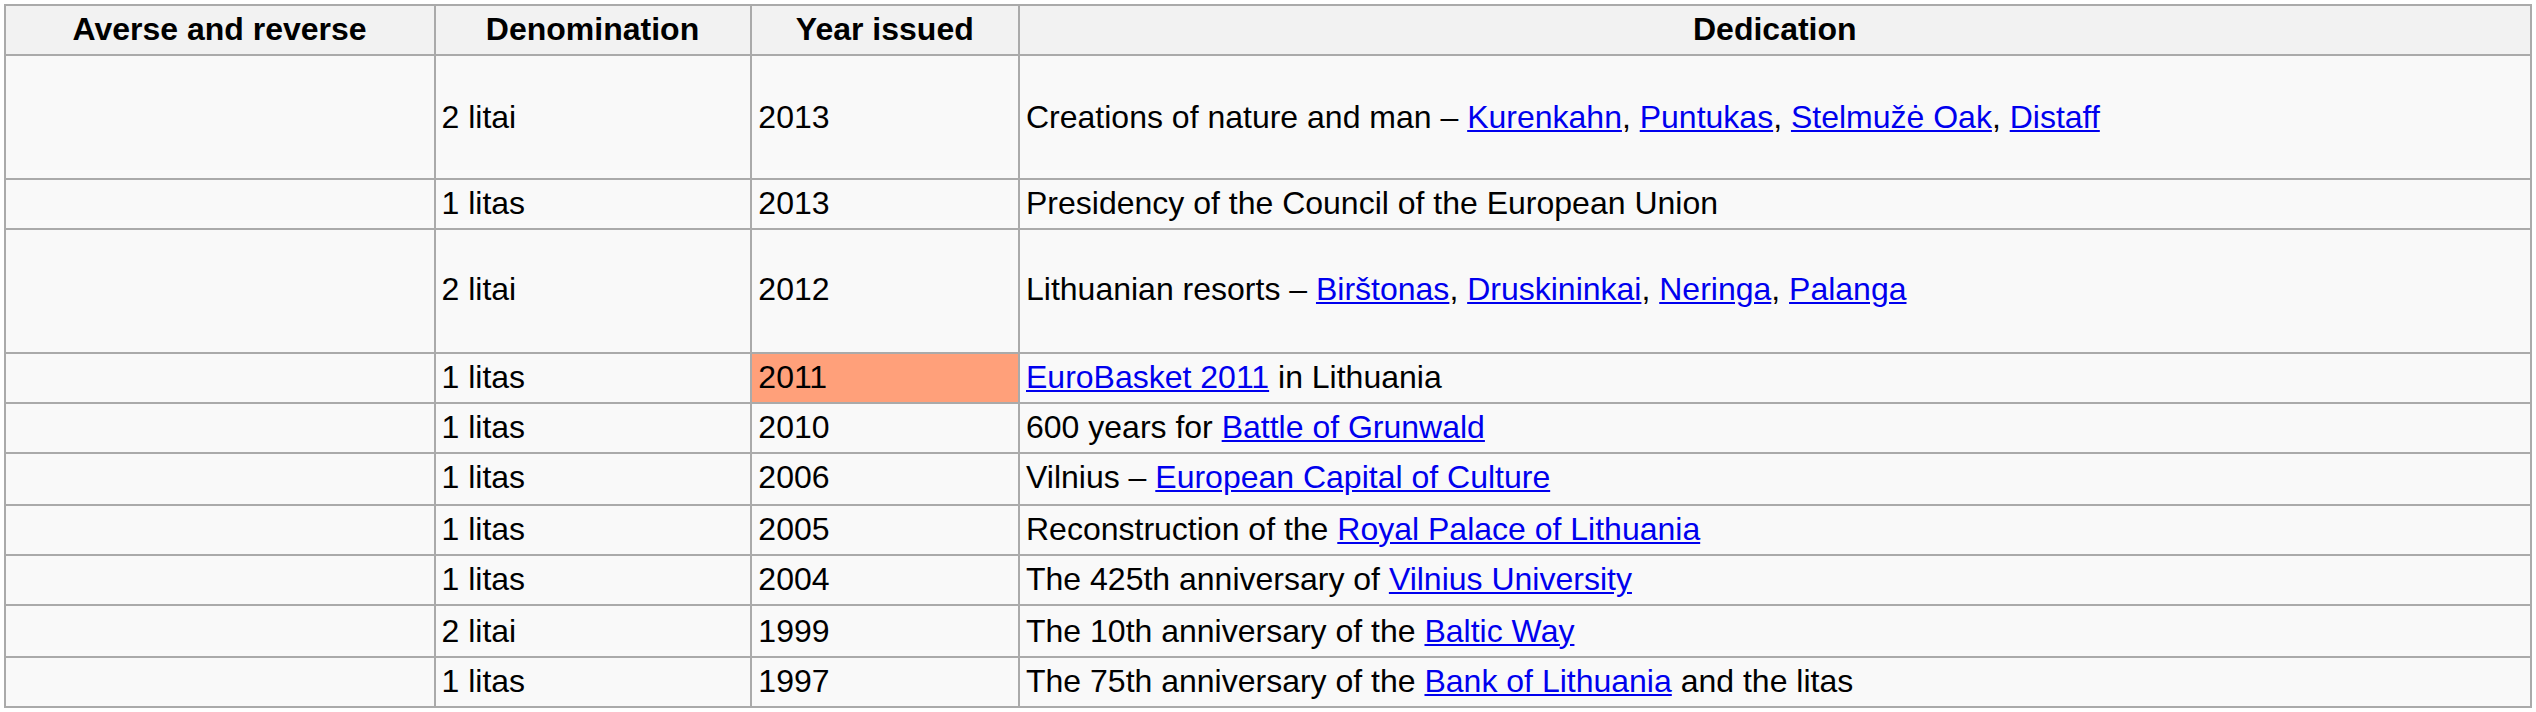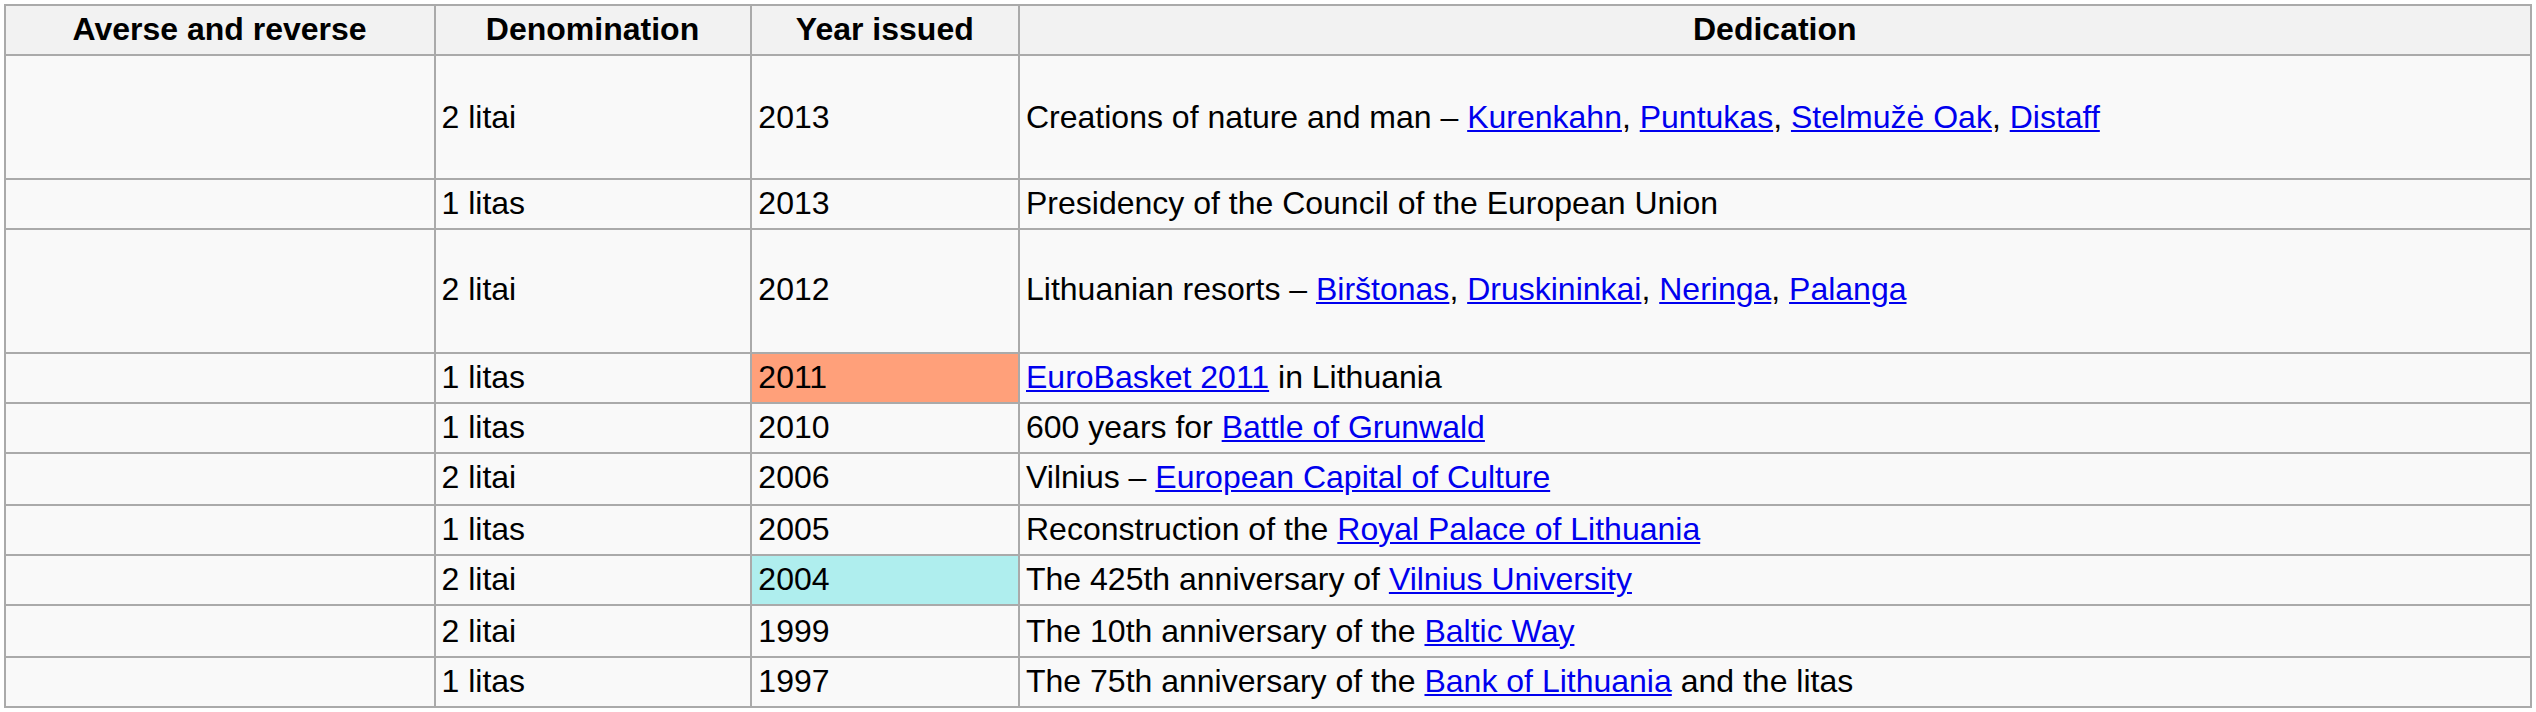(483, 478) 1 litas -> (479, 478) 2 litai
(483, 579) 1 litas -> (479, 579) 2 litai
(794, 579) no background -> (794, 579) paleturquoise background
